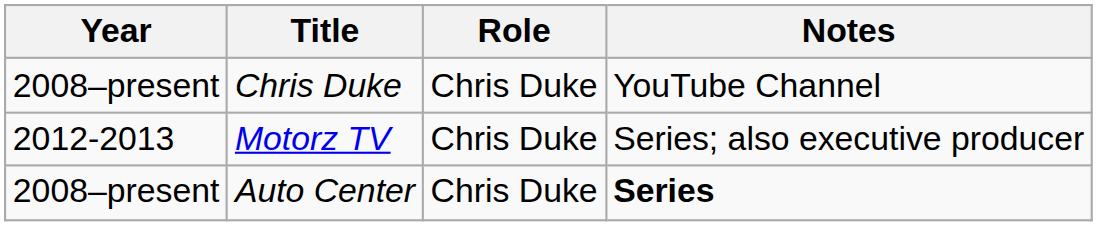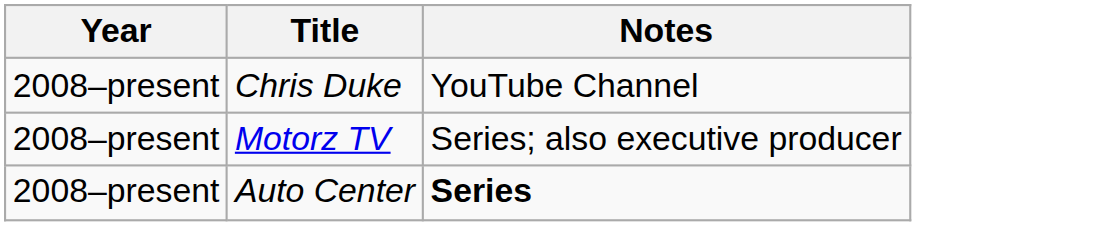- column: (514, 31)
(94, 138) 2012-2013 -> (116, 138) 2008–present
